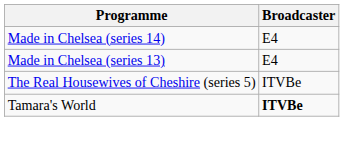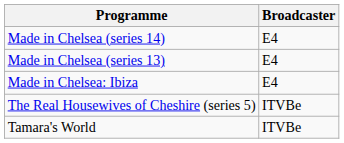+ row: (73, 82)
(282, 104) bold -> (282, 127) normal
